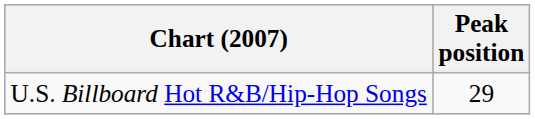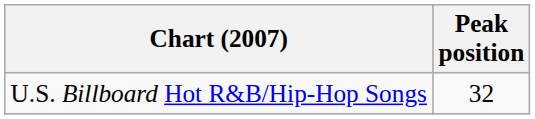(481, 93) 29 -> (481, 93) 32
